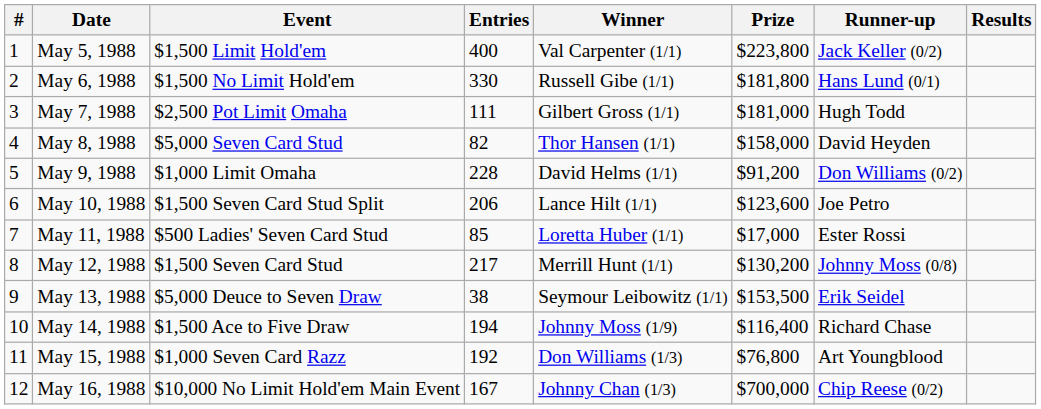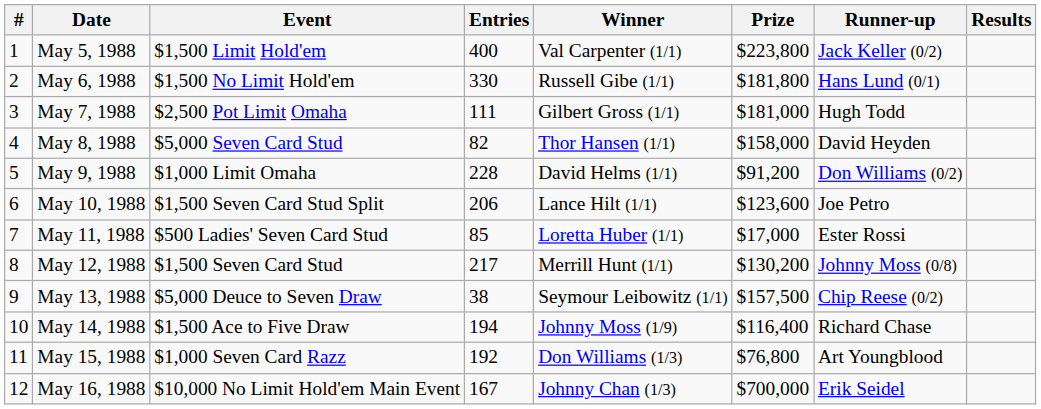(773, 296) $153,500 -> (773, 296) $157,500
(861, 296) Erik Seidel -> (880, 296) Chip Reese (0/2)
(880, 388) Chip Reese (0/2) -> (861, 388) Erik Seidel
